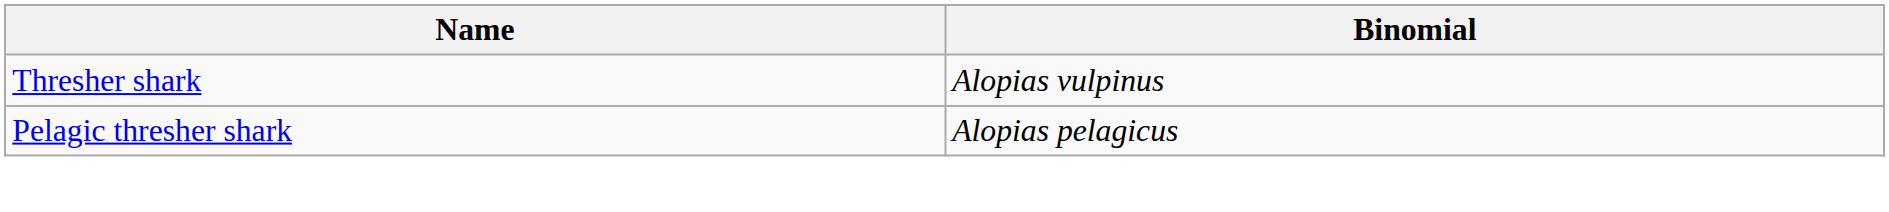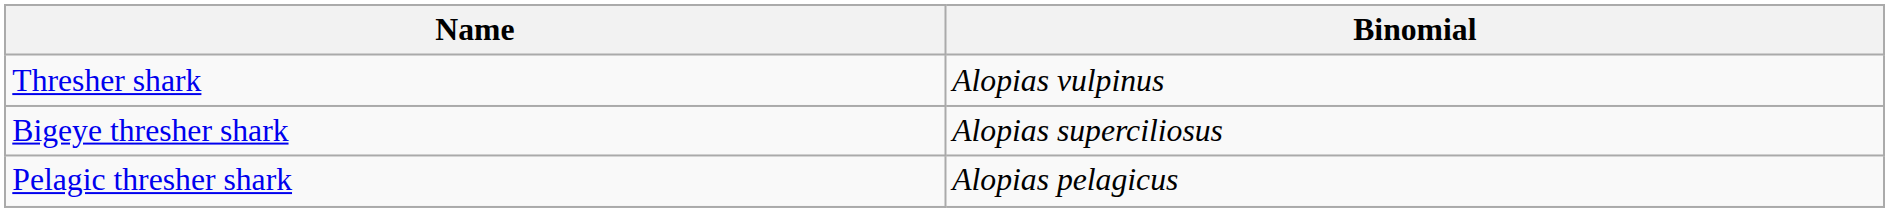+ row: (150, 130)
